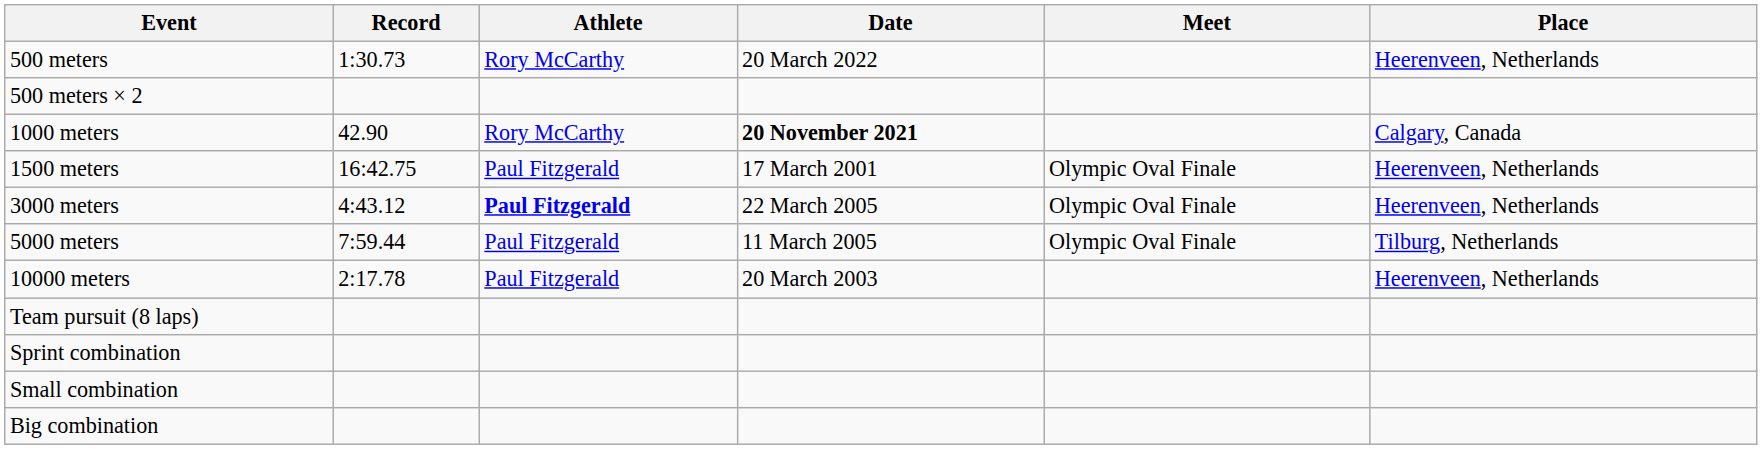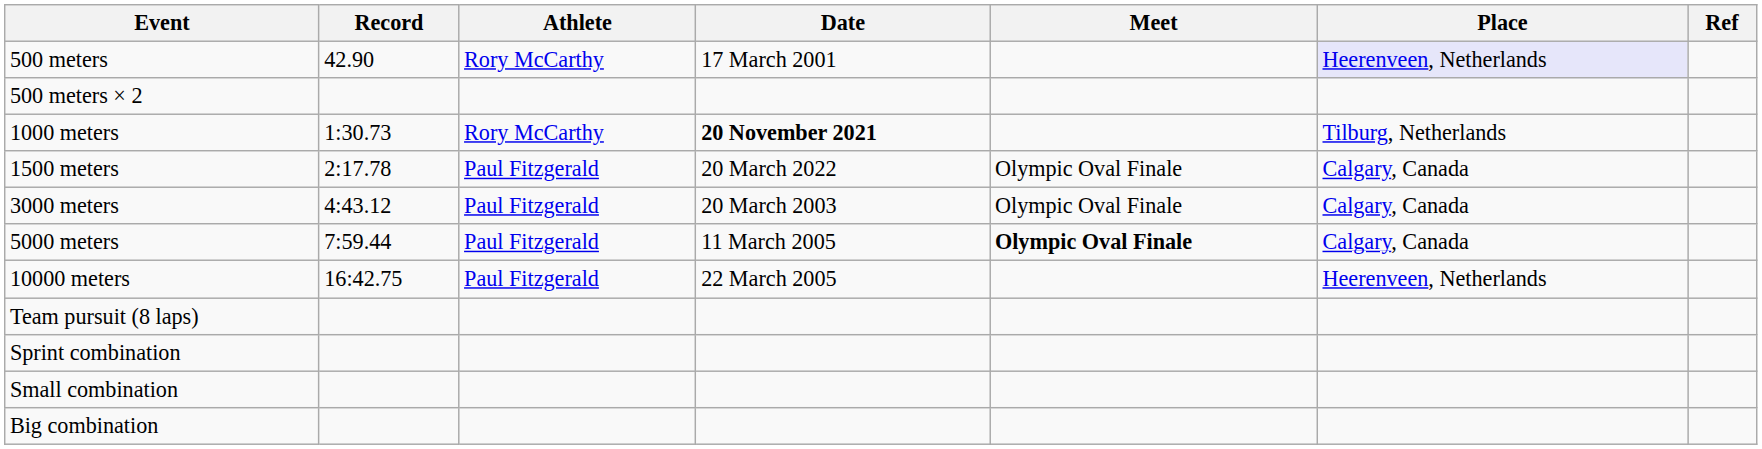+ column: (1722, 22)
(372, 59) 1:30.73 -> (349, 59) 42.90
(810, 59) 20 March 2022 -> (769, 59) 17 March 2001
(1487, 59) no background -> (1435, 59) lavender background
(363, 132) 42.90 -> (358, 132) 1:30.73
(1448, 132) Calgary, Canada -> (1414, 132) Tilburg, Netherlands
(377, 169) 16:42.75 -> (358, 169) 2:17.78
(810, 169) 17 March 2001 -> (769, 169) 20 March 2022
(1487, 169) Heerenveen, Netherlands -> (1396, 169) Calgary, Canada
(557, 205) bold -> (531, 205) normal
(810, 205) 22 March 2005 -> (769, 205) 20 March 2003
(1487, 205) Heerenveen, Netherlands -> (1396, 205) Calgary, Canada
(1143, 242) normal -> (1094, 242) bold
(1467, 242) Tilburg, Netherlands -> (1396, 242) Calgary, Canada
(372, 279) 2:17.78 -> (363, 279) 16:42.75
(810, 279) 20 March 2003 -> (769, 279) 22 March 2005
